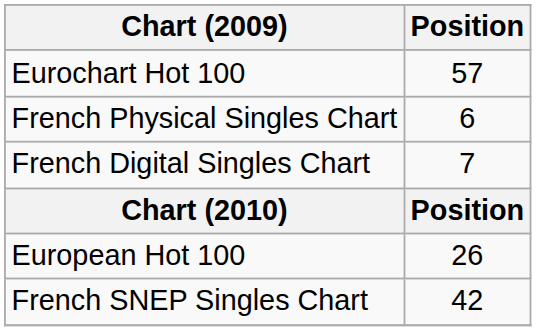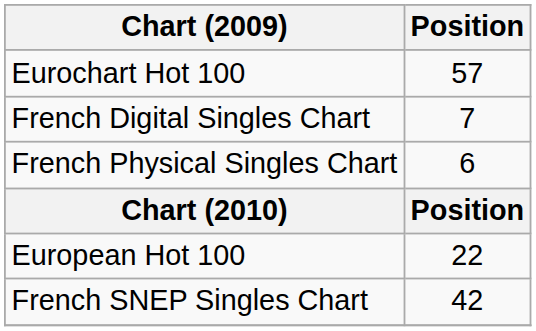rows swapped: (191, 164) <-> (204, 118)
(467, 255) 26 -> (467, 255) 22
